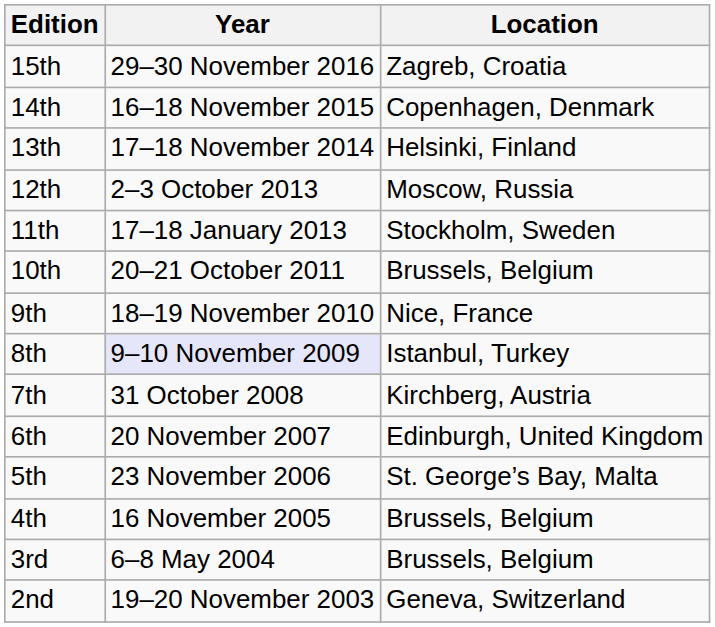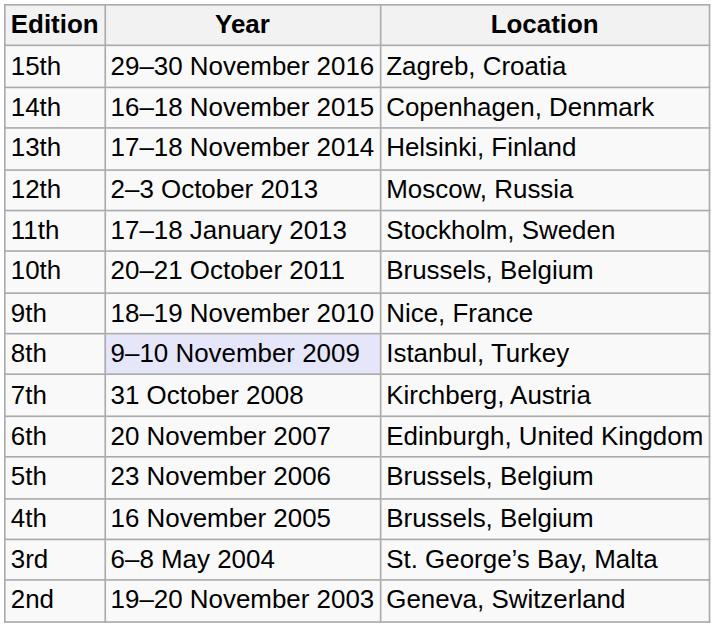(522, 477) St. George’s Bay, Malta -> (490, 477) Brussels, Belgium
(490, 559) Brussels, Belgium -> (522, 559) St. George’s Bay, Malta
